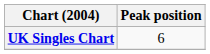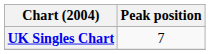(161, 37) 6 -> (161, 37) 7
